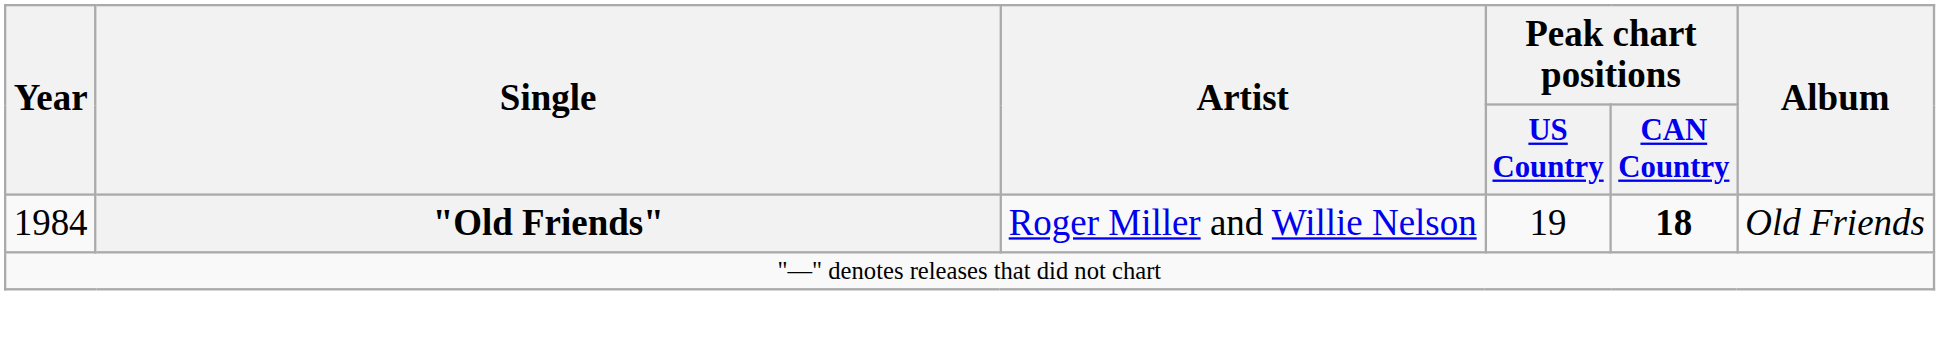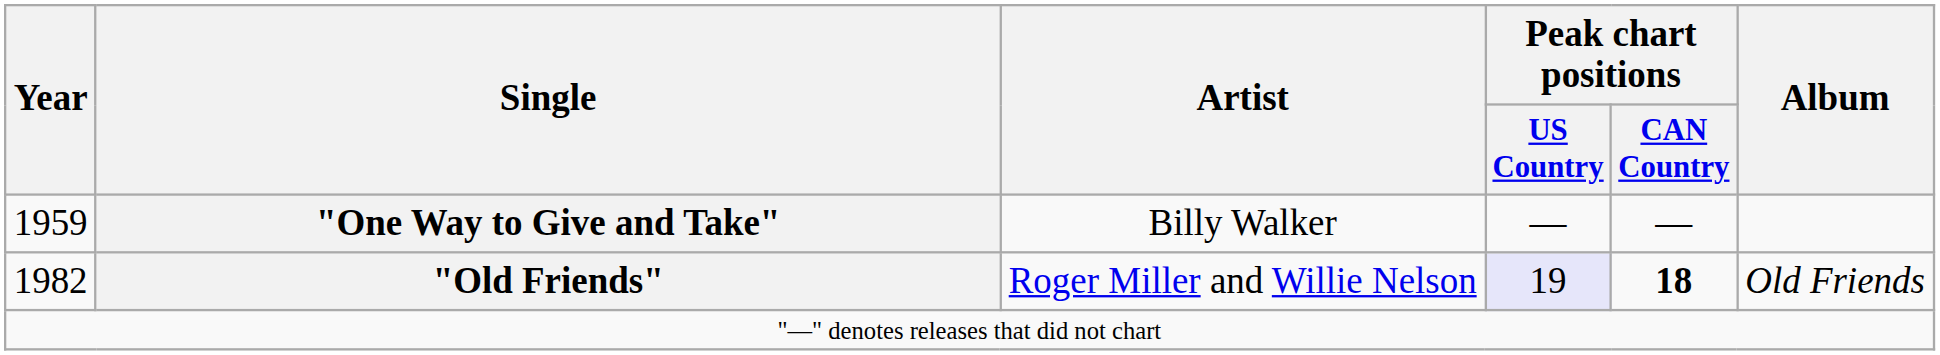+ row: (548, 222)
(51, 222) 1984 -> (51, 281) 1982
(1548, 222) no background -> (1548, 281) lavender background
